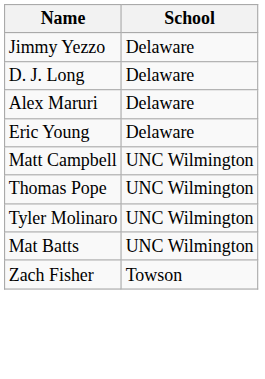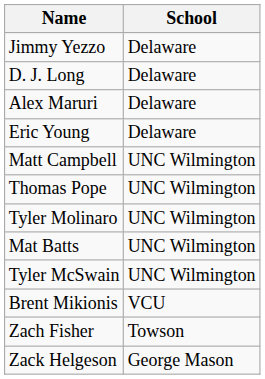+ row: (64, 274)
+ row: (63, 302)
+ row: (63, 359)
